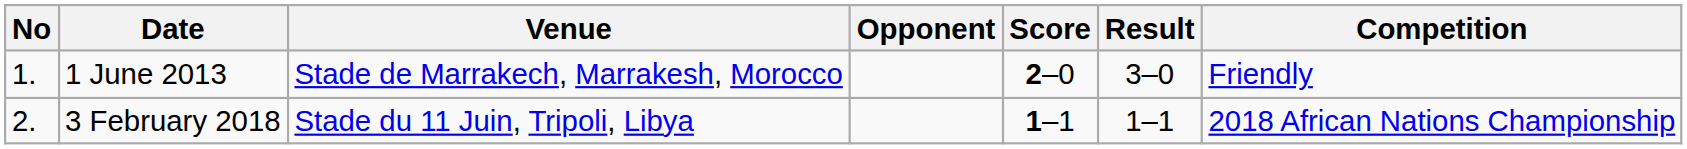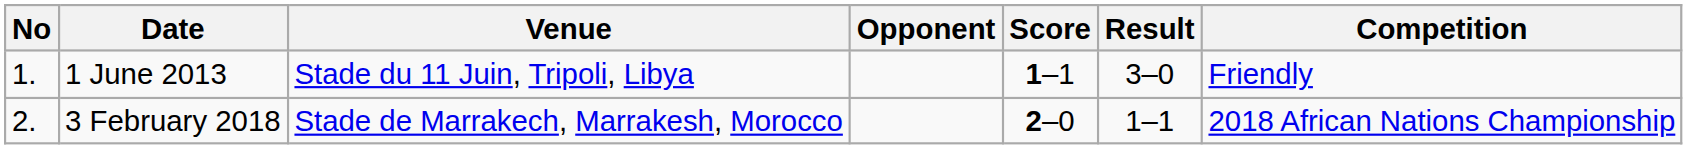(569, 74) Stade de Marrakech, Marrakesh, Morocco -> (494, 74) Stade du 11 Juin, Tripoli, Libya
(1050, 74) 2–0 -> (1050, 74) 1–1
(494, 120) Stade du 11 Juin, Tripoli, Libya -> (569, 120) Stade de Marrakech, Marrakesh, Morocco
(1050, 120) 1–1 -> (1050, 120) 2–0
